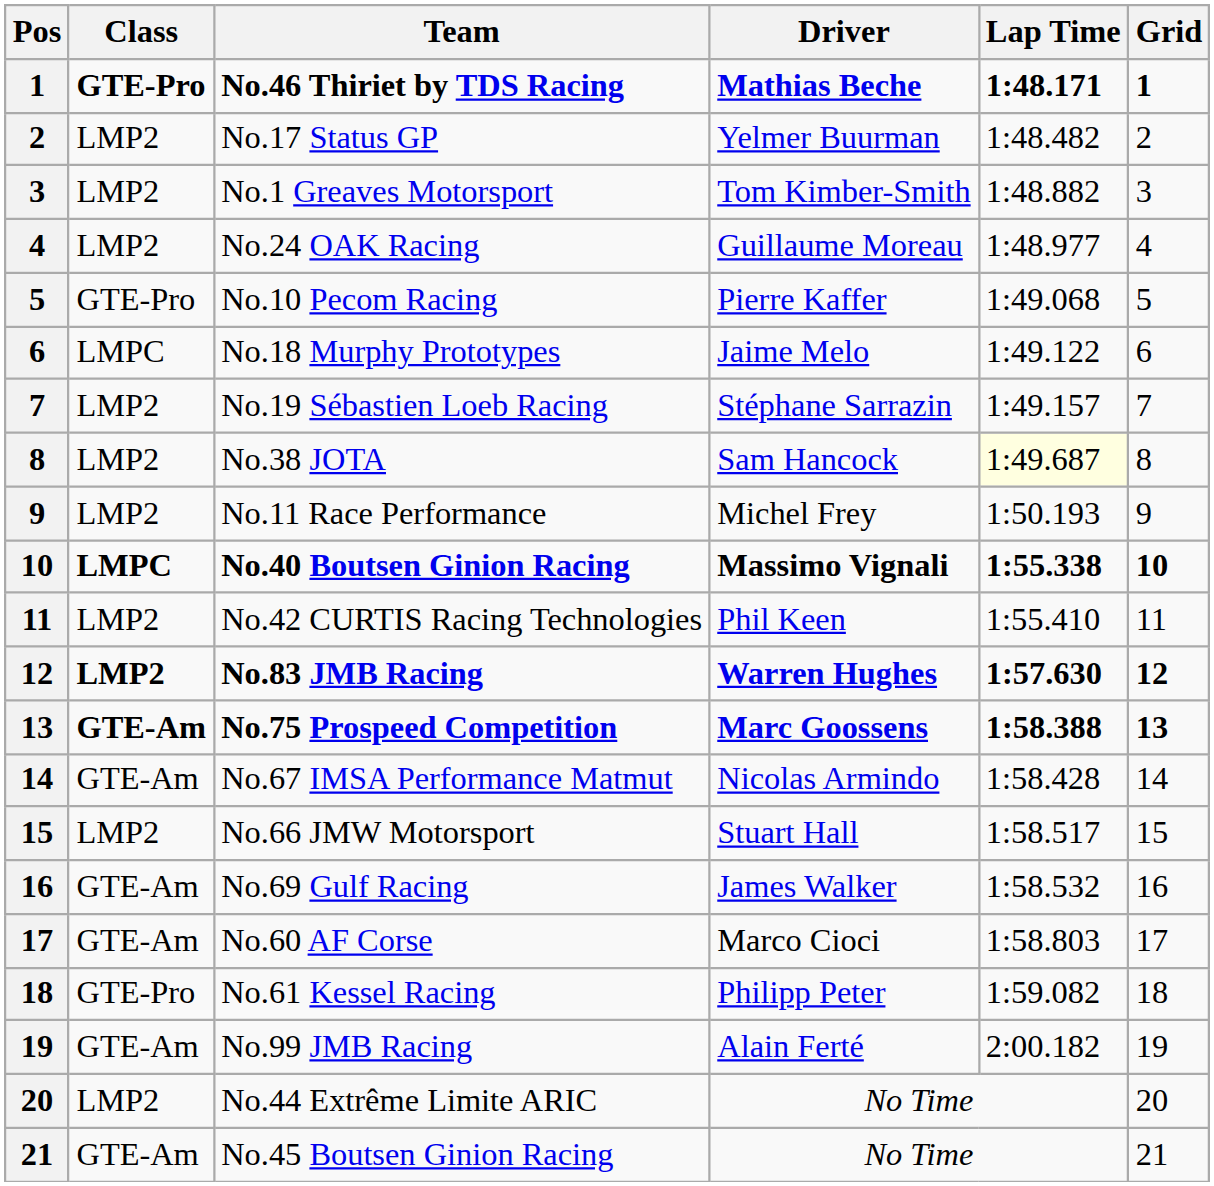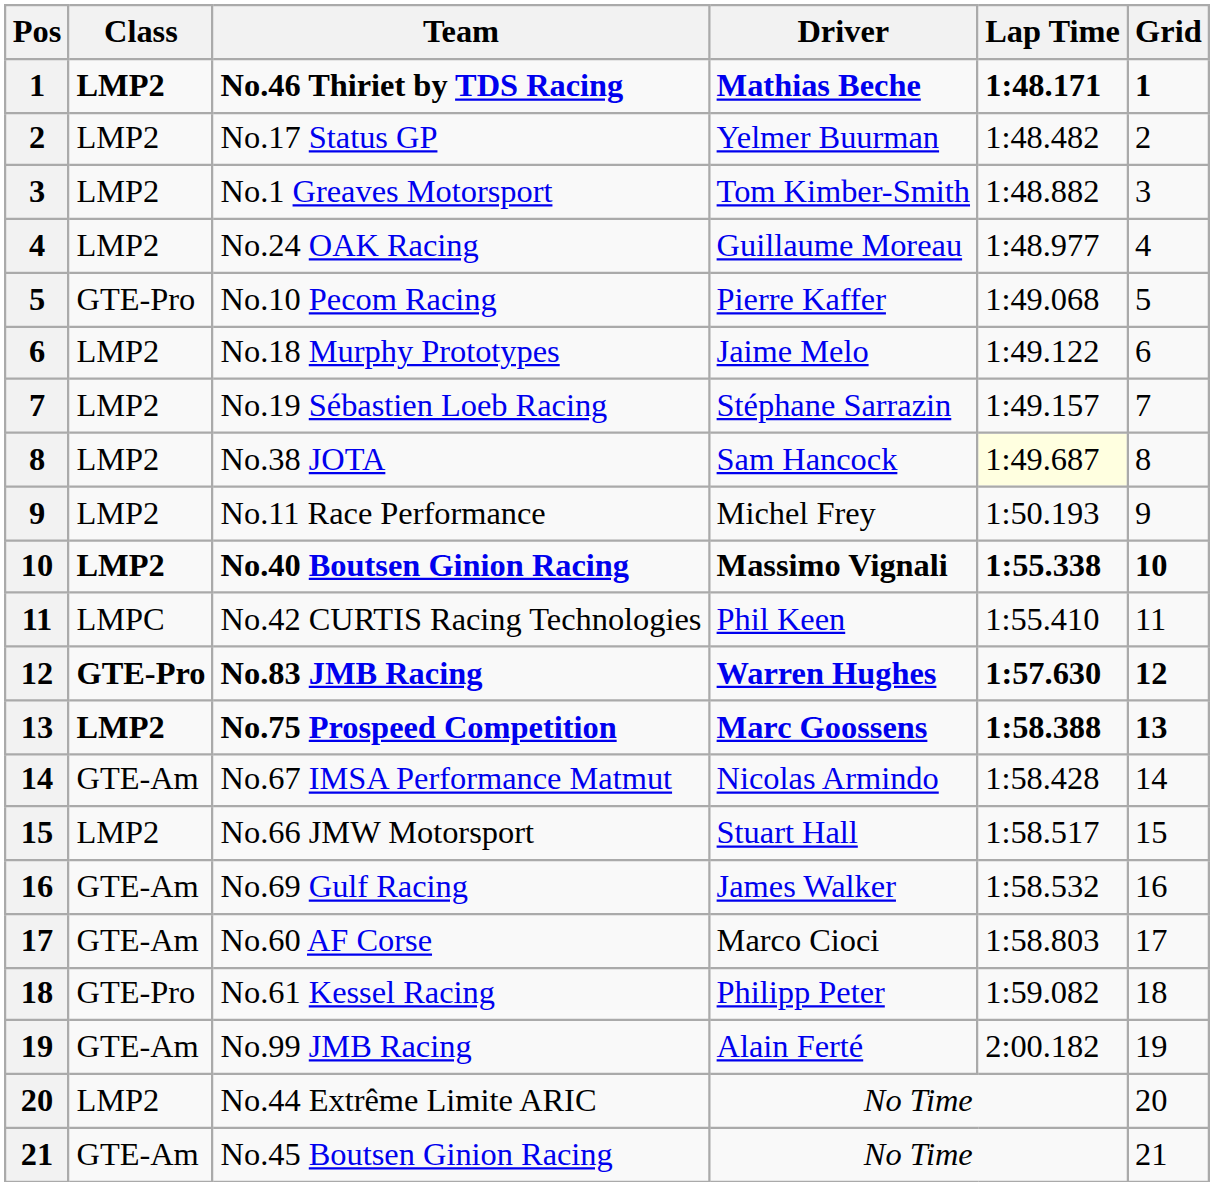(141, 85) GTE-Pro -> (121, 85) LMP2
(121, 352) LMPC -> (118, 352) LMP2
(124, 565) LMPC -> (121, 565) LMP2
(118, 619) LMP2 -> (121, 619) LMPC
(121, 672) LMP2 -> (141, 672) GTE-Pro
(141, 726) GTE-Am -> (121, 726) LMP2
